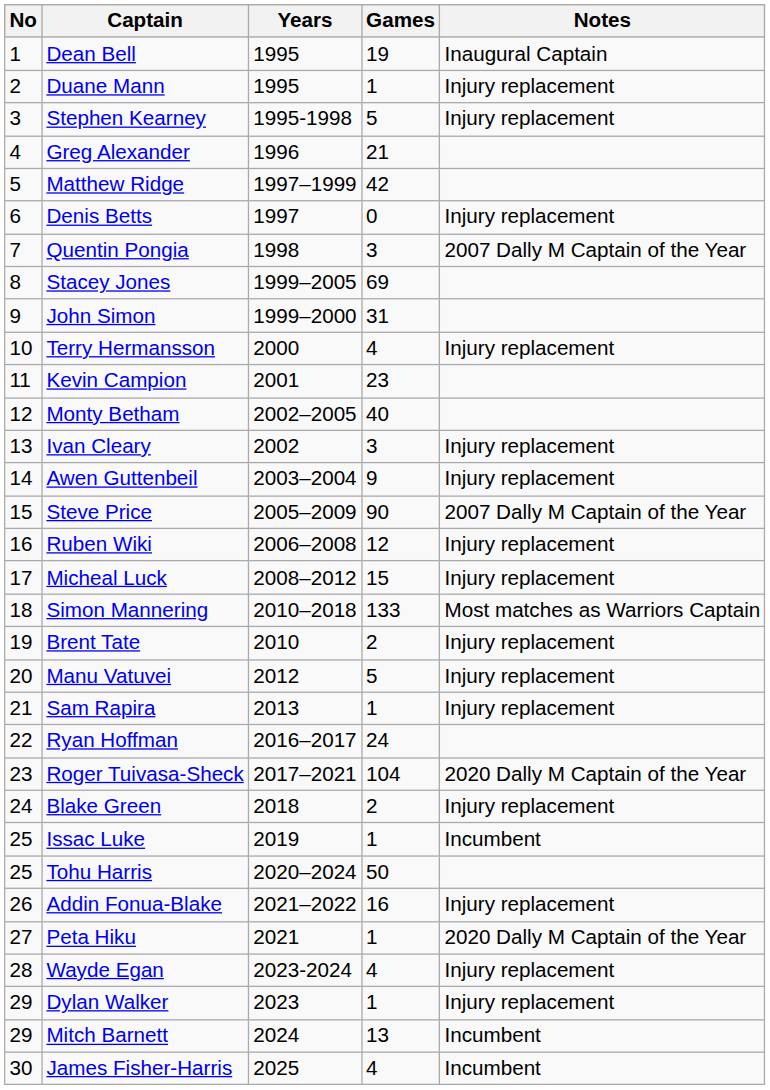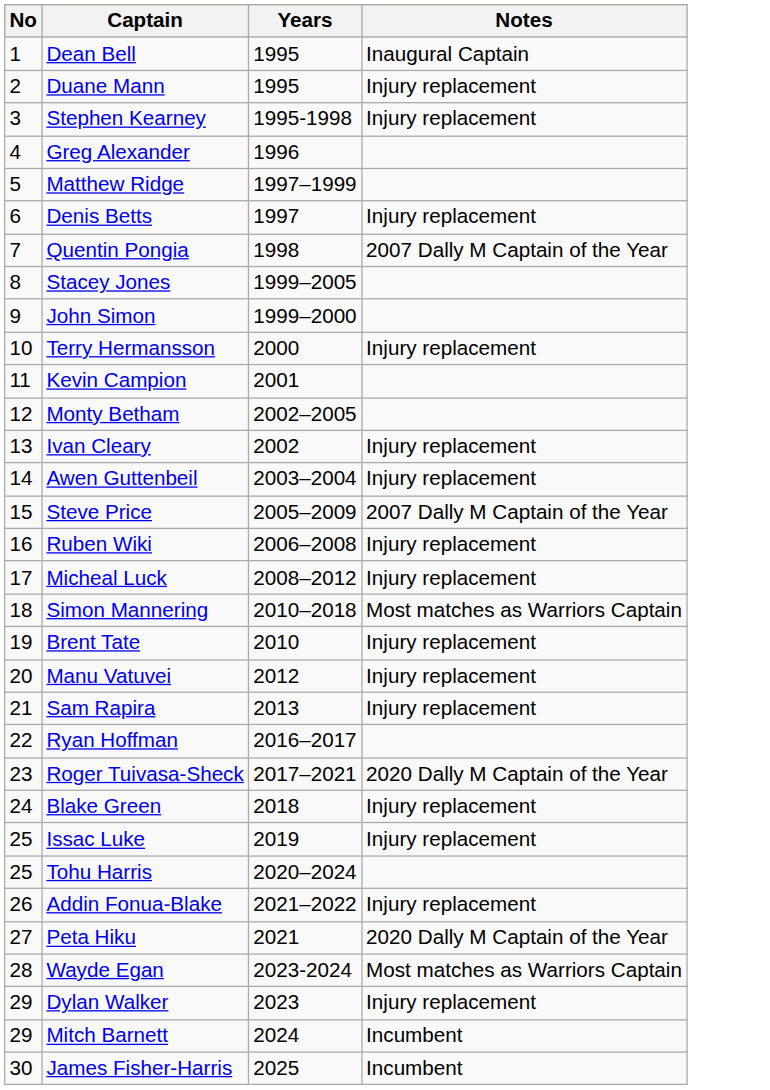- column: (401, 20)
(493, 839) Incumbent -> (451, 839) Injury replacement
(529, 970) Injury replacement -> (524, 970) Most matches as Warriors Captain
